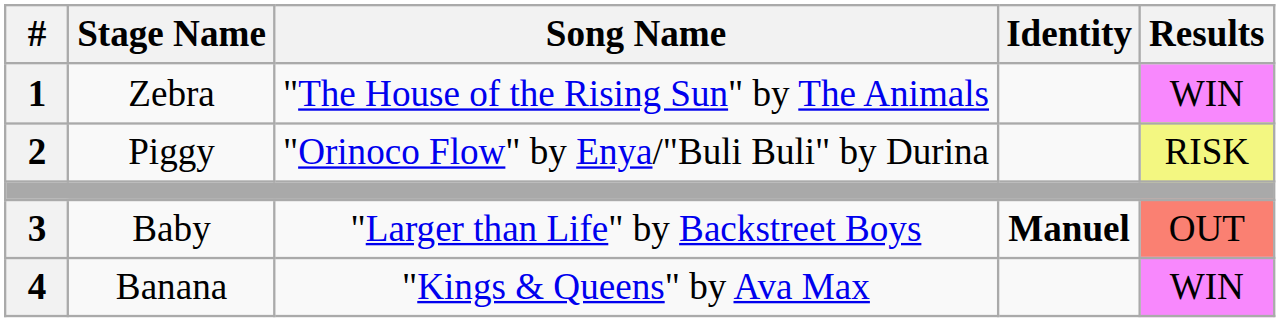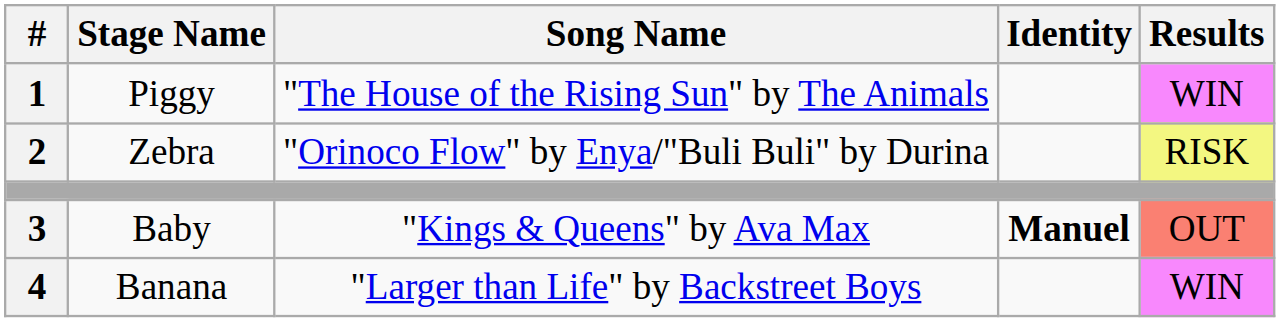(172, 92) Zebra -> (172, 92) Piggy
(172, 151) Piggy -> (172, 151) Zebra
(636, 227) "Larger than Life" by Backstreet Boys -> (636, 227) "Kings & Queens" by Ava Max
(636, 286) "Kings & Queens" by Ava Max -> (636, 286) "Larger than Life" by Backstreet Boys
